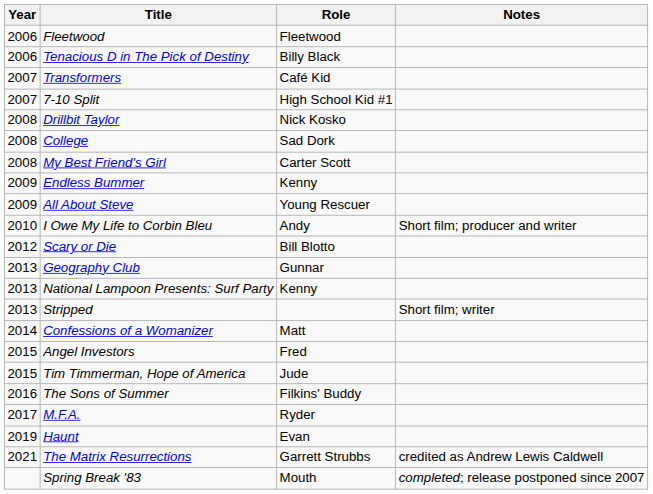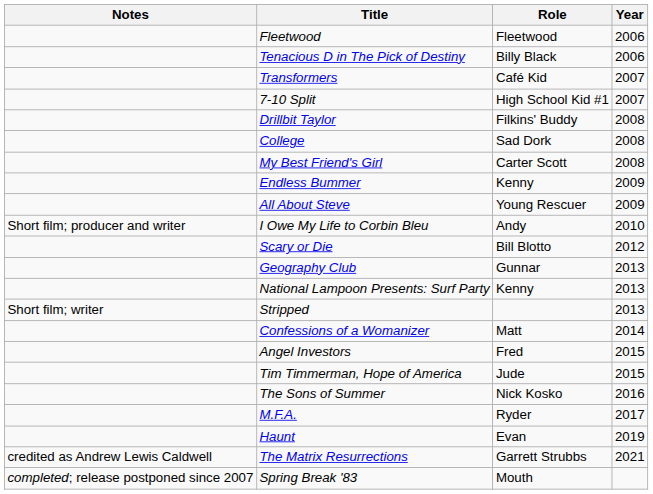columns swapped: (22, 15) <-> (522, 15)
(313, 120) Nick Kosko -> (537, 120) Filkins' Buddy
(320, 394) Filkins' Buddy -> (529, 394) Nick Kosko
